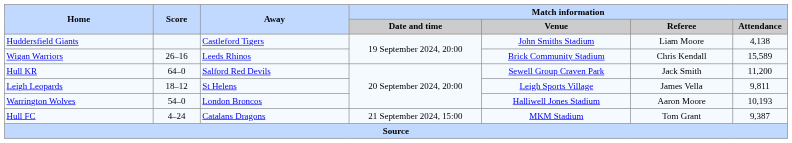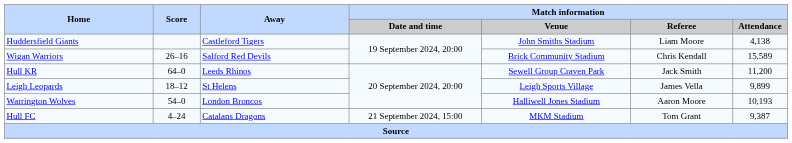(227, 56) Leeds Rhinos -> (236, 56) Salford Red Devils
(236, 71) Salford Red Devils -> (227, 71) Leeds Rhinos
(760, 86) 9,811 -> (760, 86) 9,899
